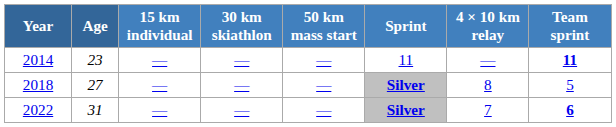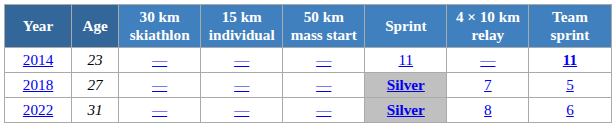columns swapped: (160, 26) <-> (242, 26)
(488, 85) 8 -> (488, 85) 7
(488, 110) 7 -> (488, 110) 8
(570, 110) bold -> (570, 110) normal
